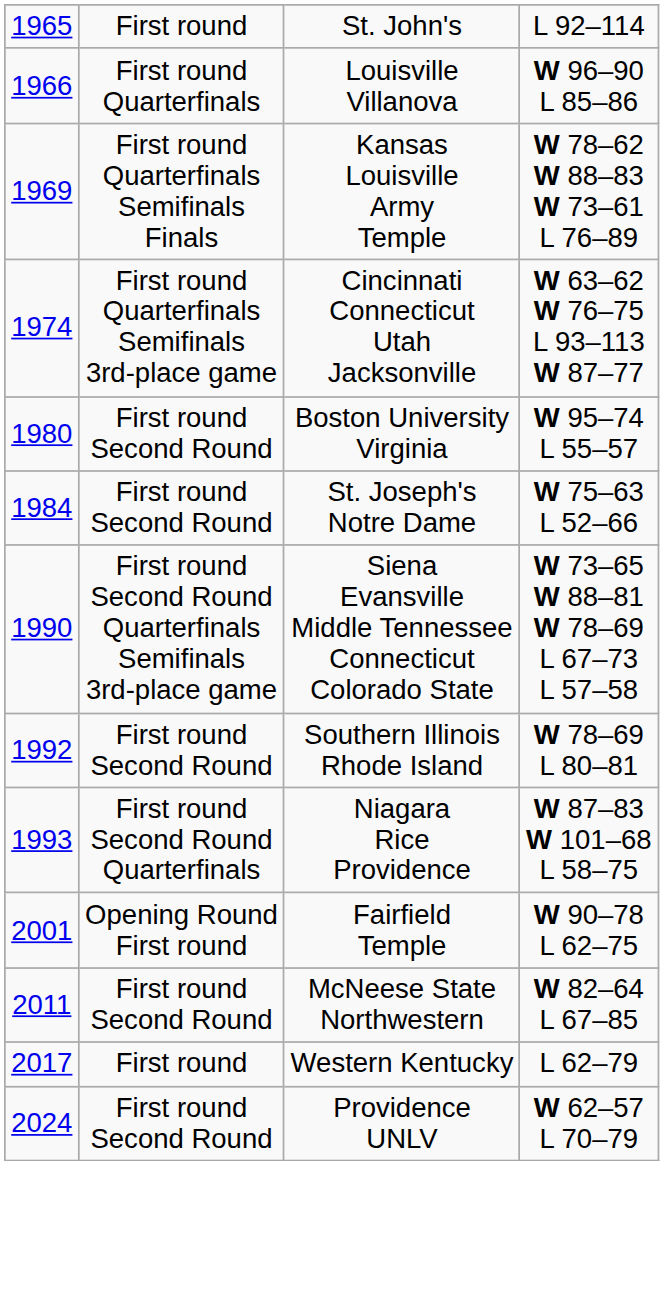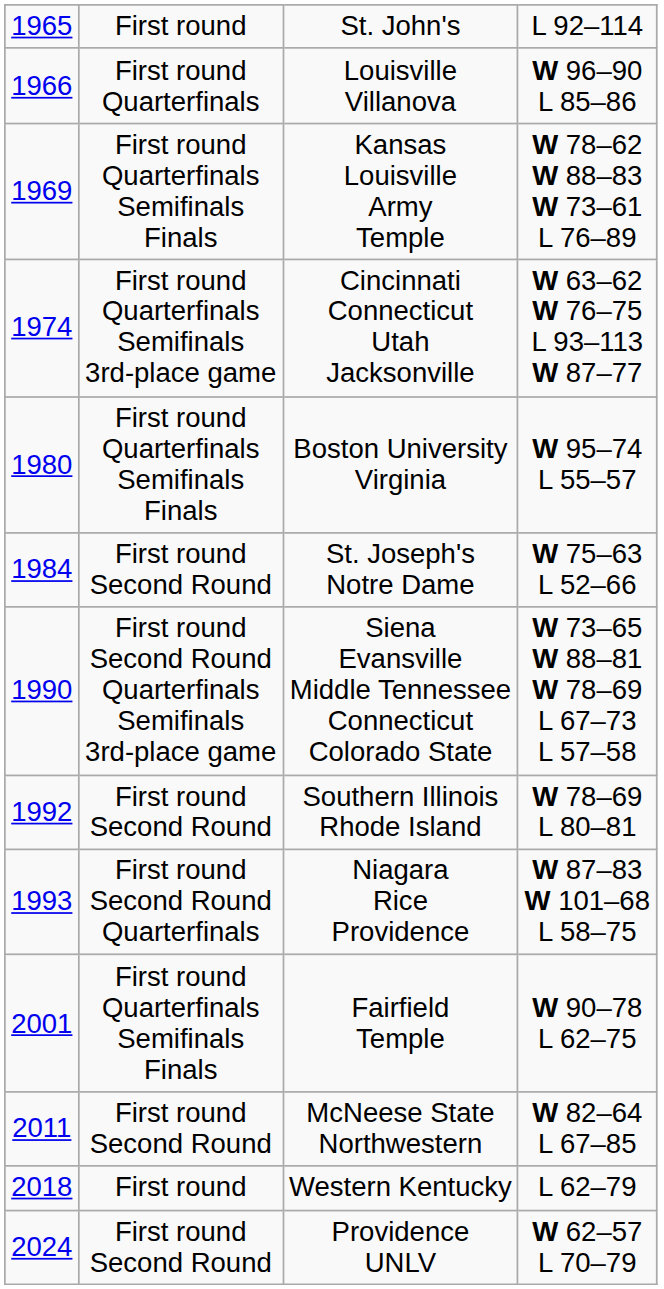(181, 433) First round Second Round -> (181, 464) First round Quarterfinals Semifinals Finals
(182, 929) Opening Round First round -> (181, 1022) First round Quarterfinals Semifinals Finals
(42, 1063) 2017 -> (42, 1187) 2018
